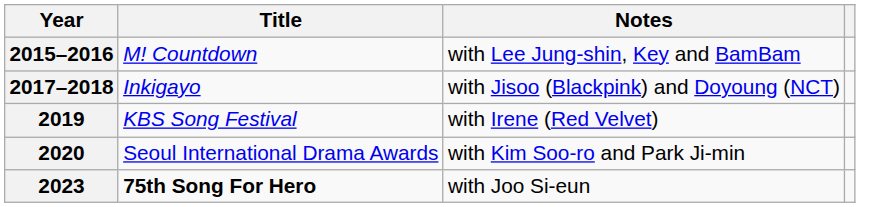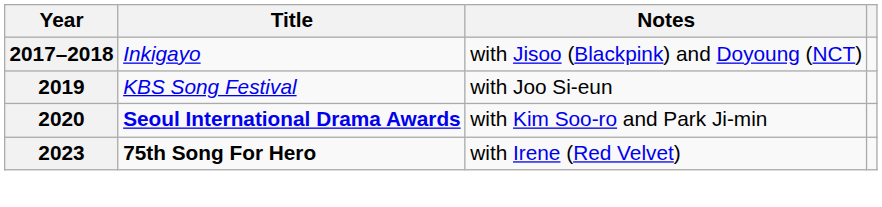- row: (62, 53)
(553, 119) with Irene (Red Velvet) -> (541, 86) with Joo Si-eun
(281, 152) normal -> (292, 119) bold
(519, 185) with Joo Si-eun -> (575, 152) with Irene (Red Velvet)
